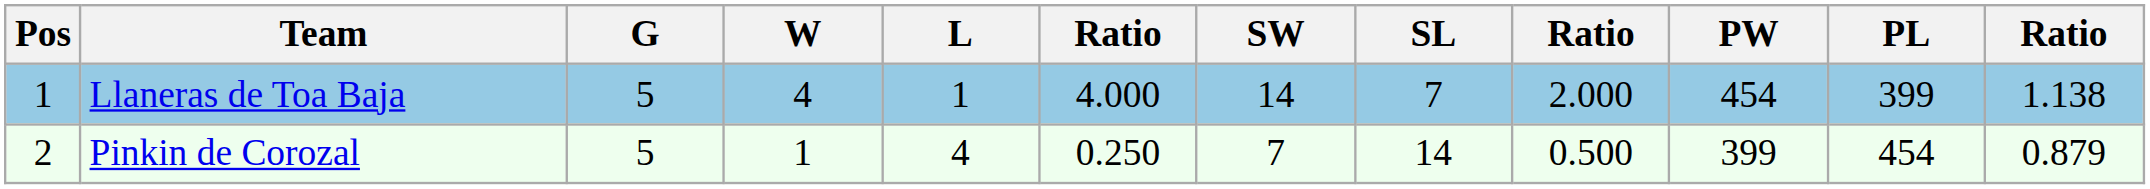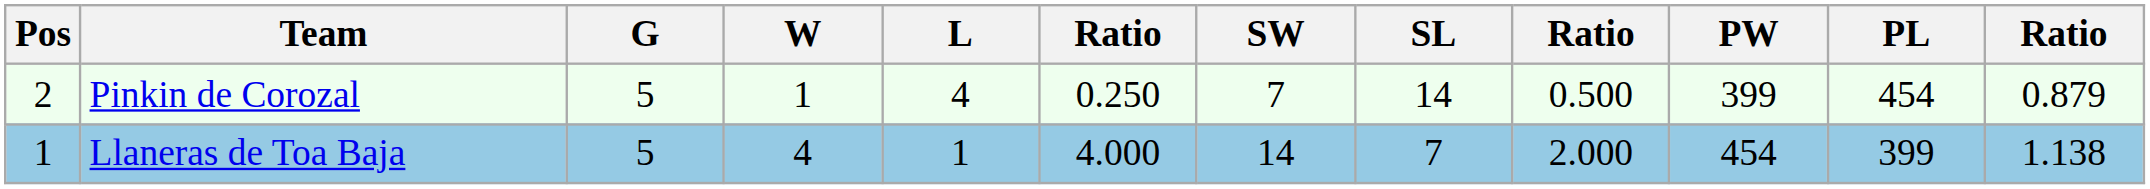rows swapped: (247, 93) <-> (225, 152)
